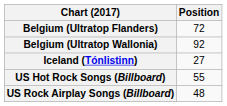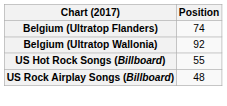(199, 28) 72 -> (199, 28) 74
- row: (90, 61)
